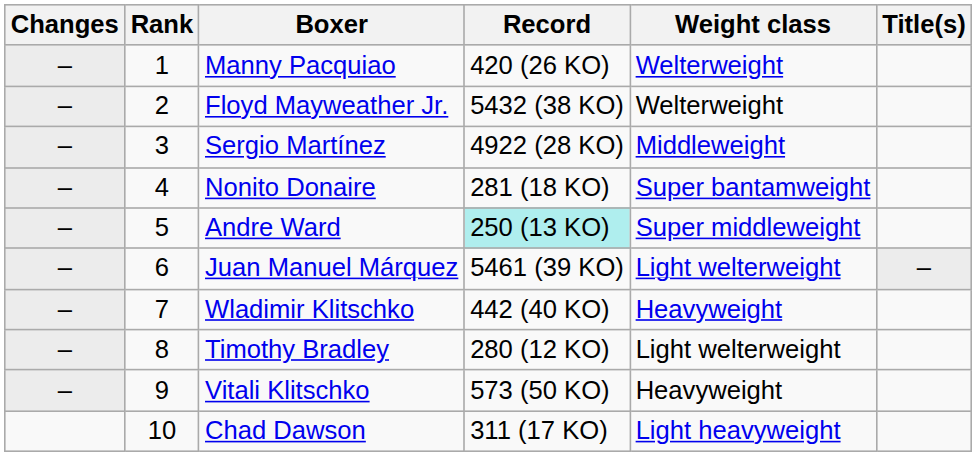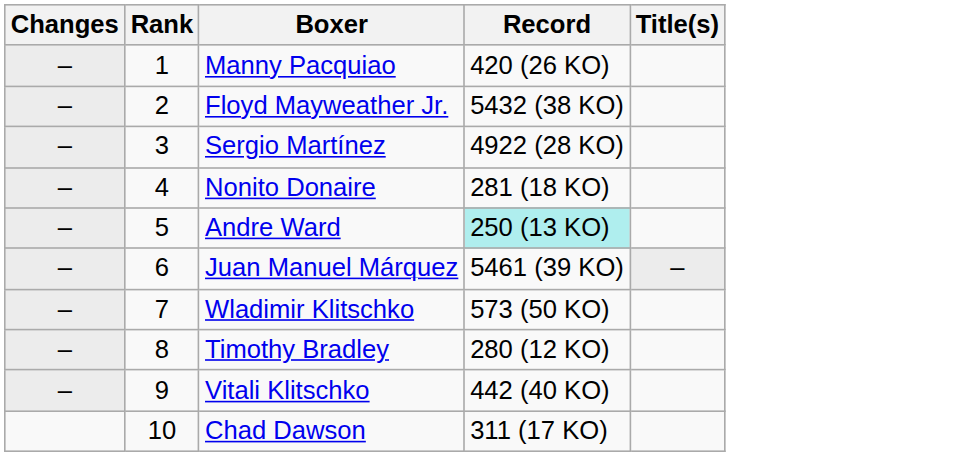- column: (753, 24)
(540, 308) 442 (40 KO) -> (540, 308) 573 (50 KO)
(540, 390) 573 (50 KO) -> (540, 390) 442 (40 KO)
